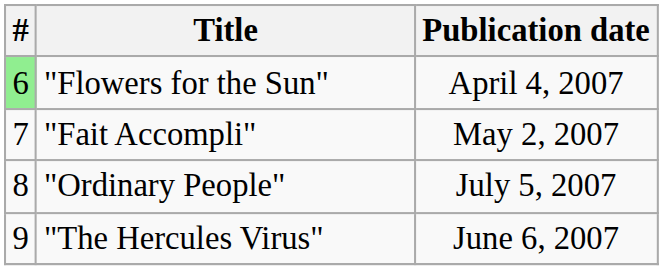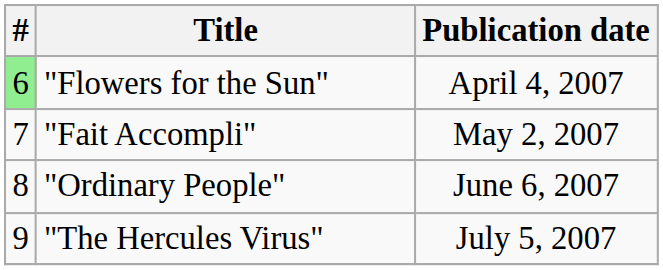(536, 185) July 5, 2007 -> (536, 185) June 6, 2007
(536, 237) June 6, 2007 -> (536, 237) July 5, 2007
